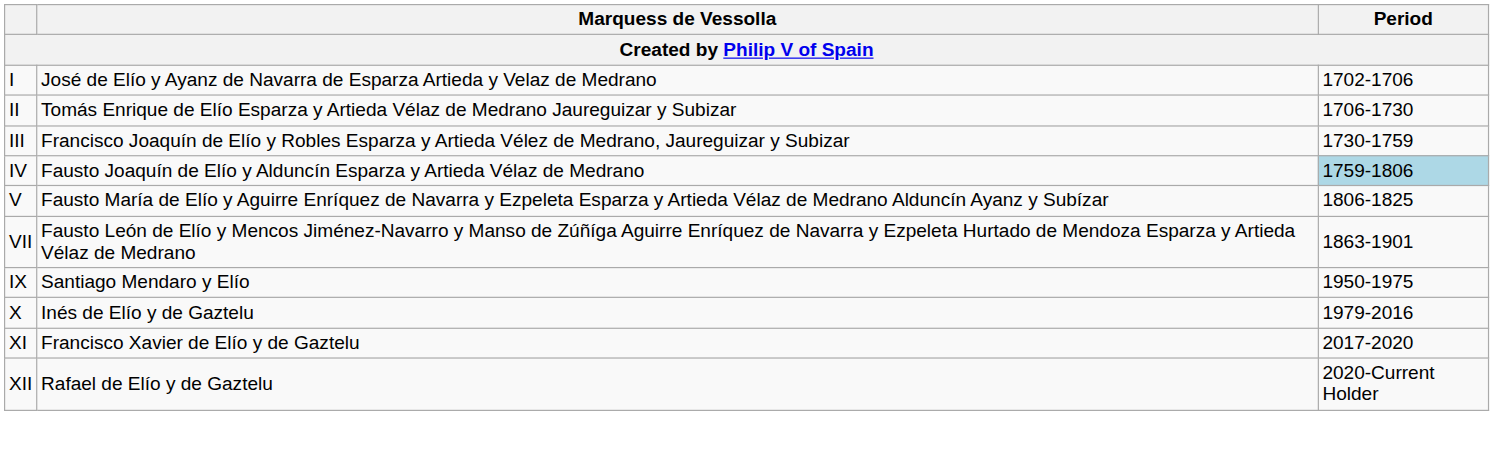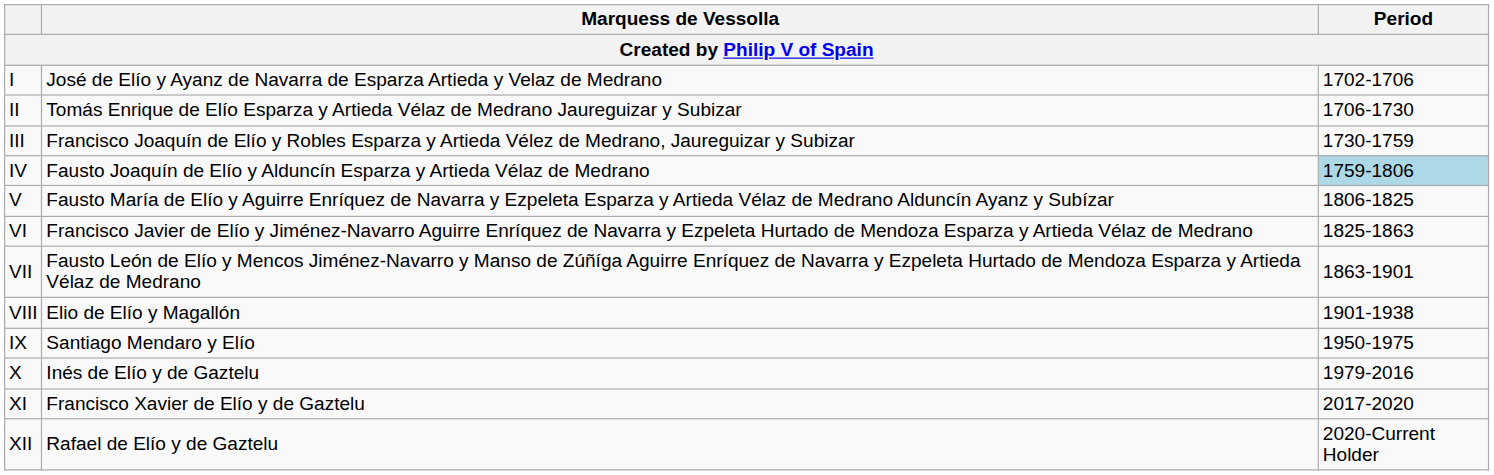+ row: (18, 230)
+ row: (23, 312)
